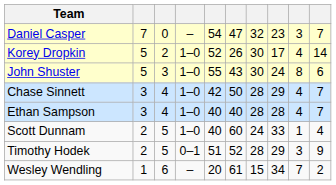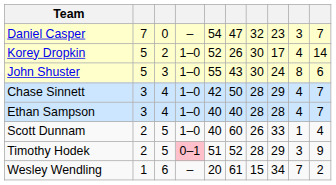(257, 131) 24 -> (257, 131) 26
(190, 151) no background -> (190, 151) pink background
